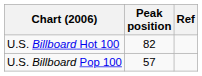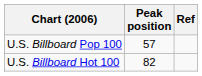rows swapped: (63, 44) <-> (64, 62)
